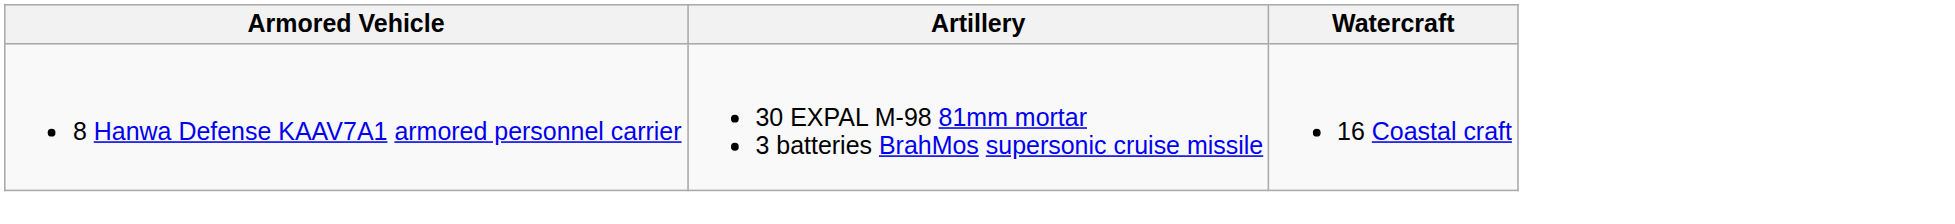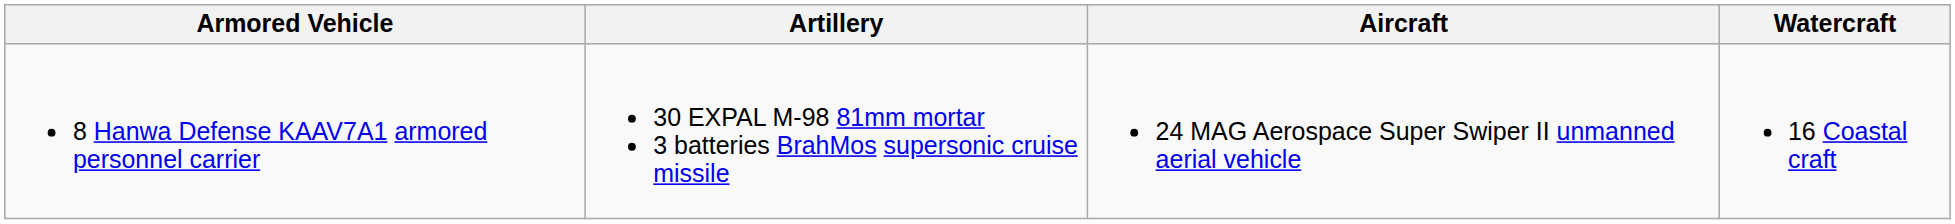+ column: (1404, 24)
